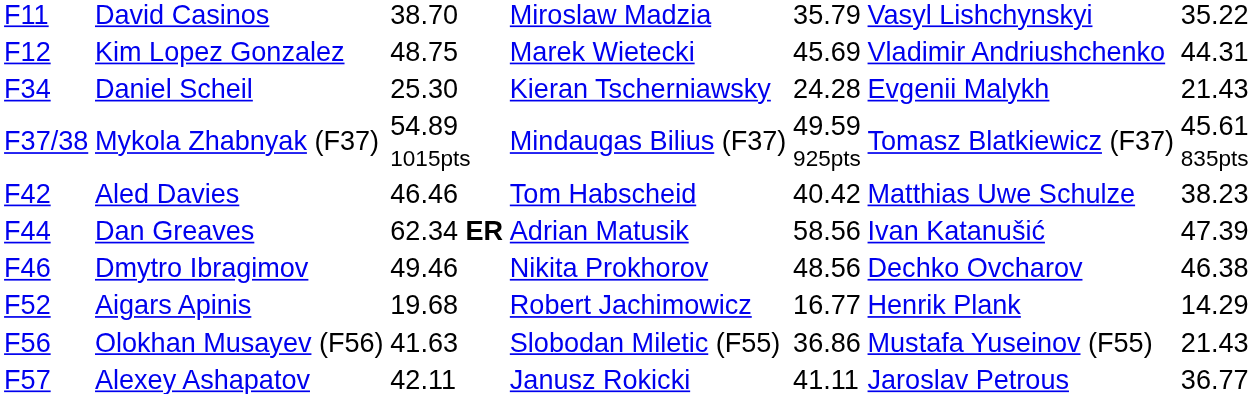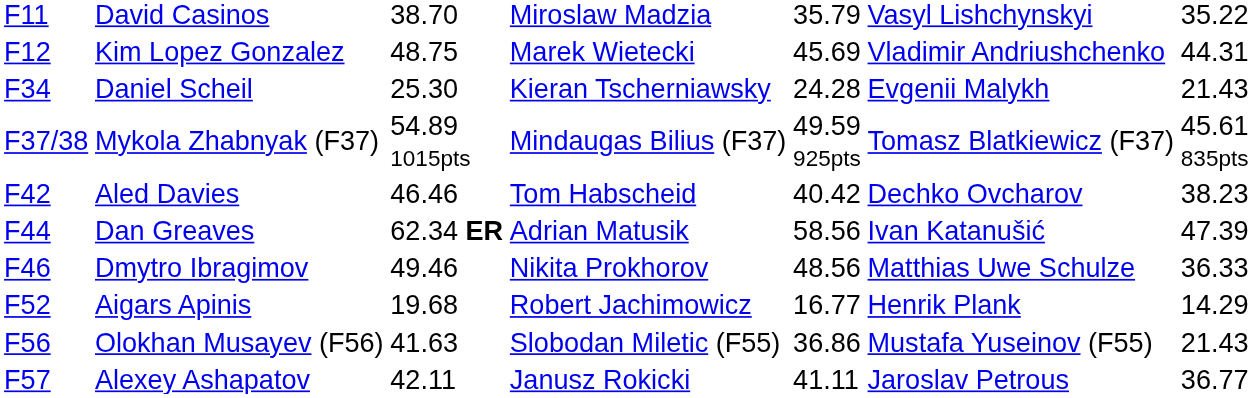(1001, 194) Matthias Uwe Schulze -> (975, 194) Dechko Ovcharov
(975, 268) Dechko Ovcharov -> (1001, 268) Matthias Uwe Schulze
(1215, 268) 46.38 -> (1215, 268) 36.33
